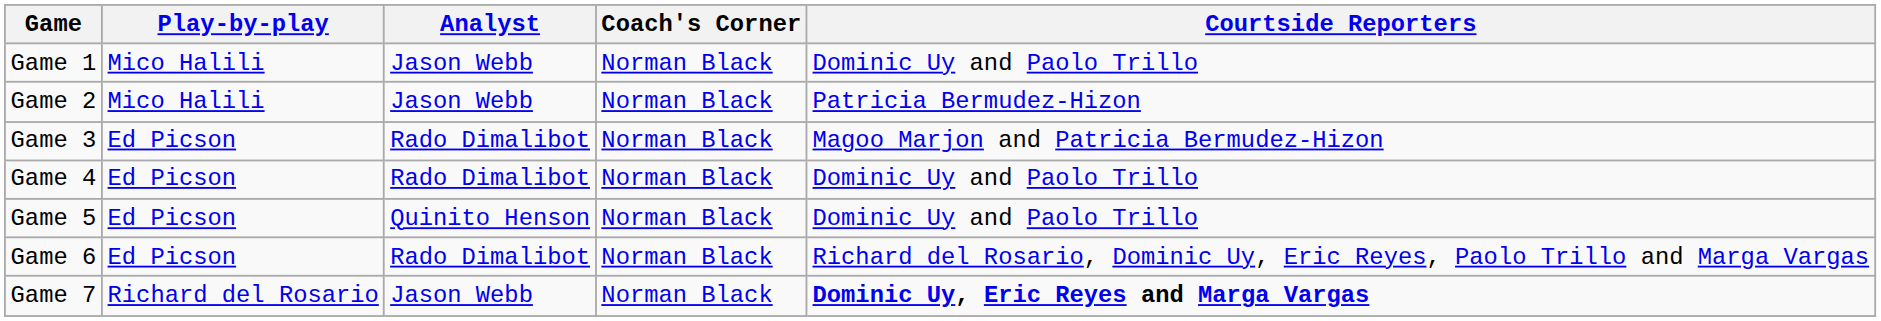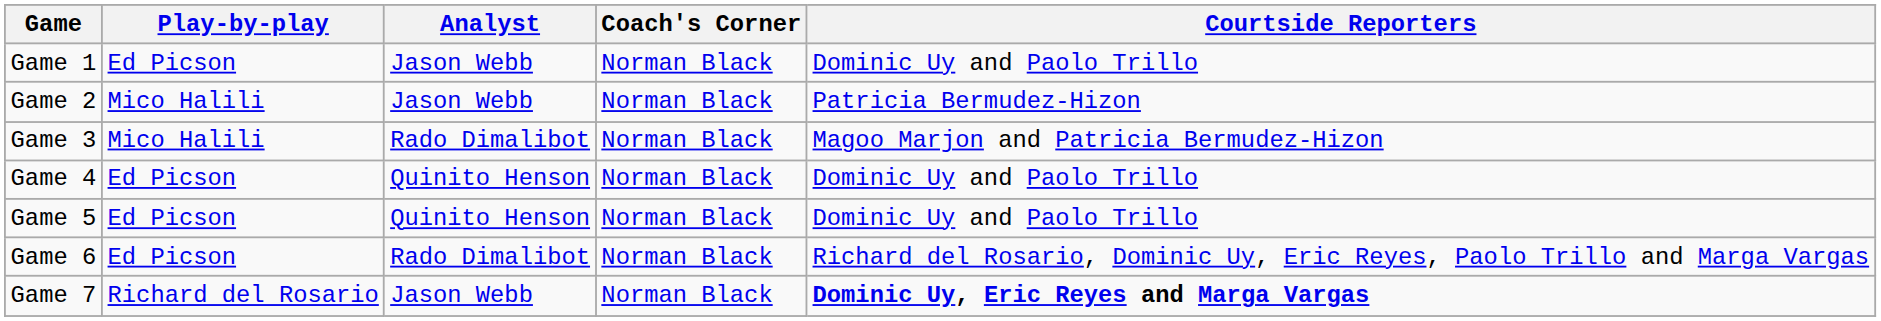(186, 63) Mico Halili -> (172, 63) Ed Picson
(172, 141) Ed Picson -> (186, 141) Mico Halili
(490, 179) Rado Dimalibot -> (490, 179) Quinito Henson
